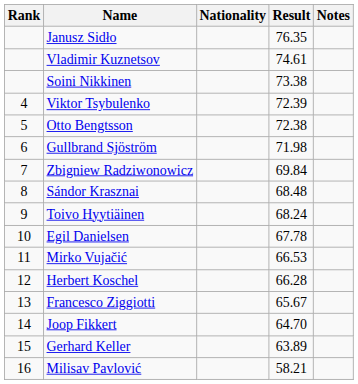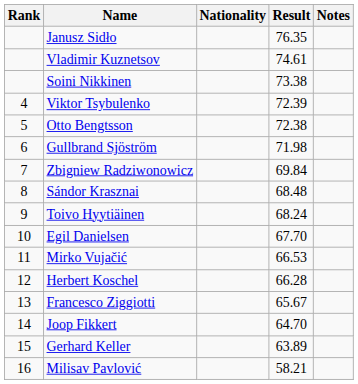(291, 236) 67.78 -> (291, 236) 67.70
